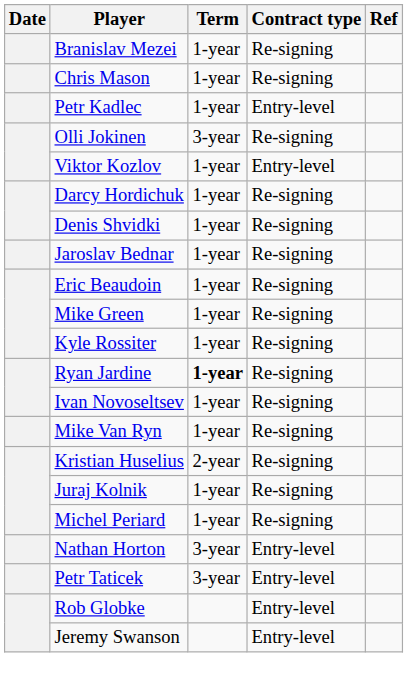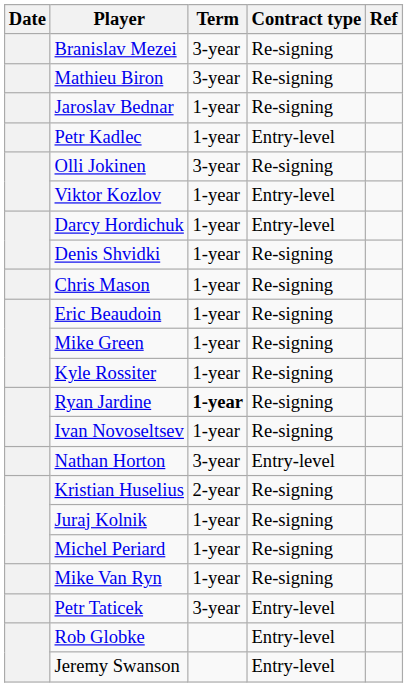(216, 48) 1-year -> (216, 48) 3-year
+ row: (109, 78)
rows swapped: (102, 78) <-> (114, 254)
(292, 195) Re-signing -> (293, 225) Entry-level
rows swapped: (108, 431) <-> (110, 549)
